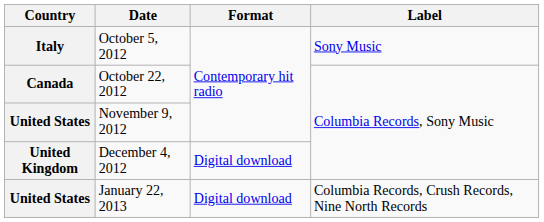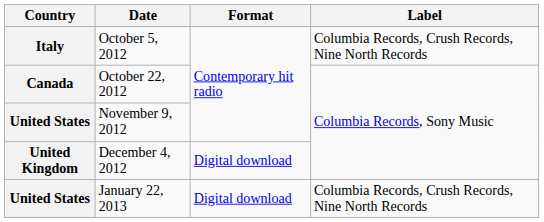(348, 45) Sony Music -> (413, 45) Columbia Records, Crush Records, Nine North Records
